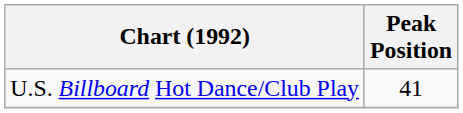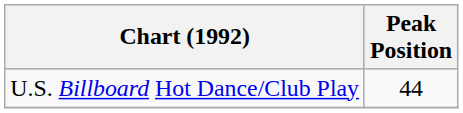(411, 88) 41 -> (411, 88) 44
